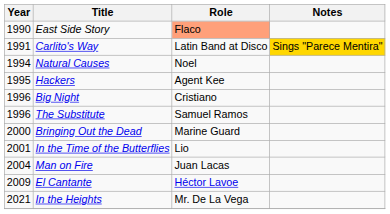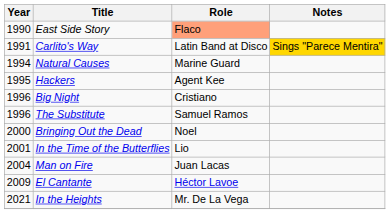(186, 64) Noel -> (207, 64) Marine Guard
(207, 132) Marine Guard -> (186, 132) Noel
